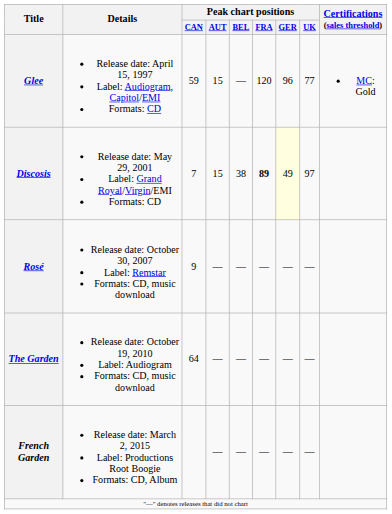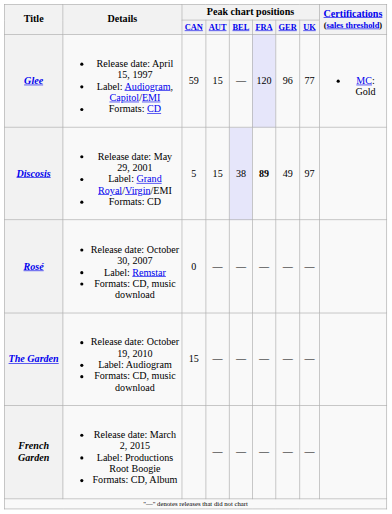(264, 80) no background -> (264, 80) lavender background
(194, 173) 7 -> (194, 173) 5
(241, 173) no background -> (241, 173) lavender background
(288, 173) lightyellow background -> (288, 173) no background
(194, 266) 9 -> (194, 266) 0
(194, 359) 64 -> (194, 359) 15
